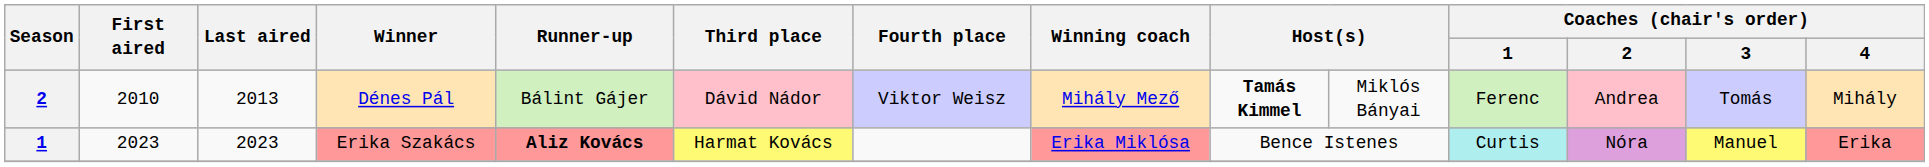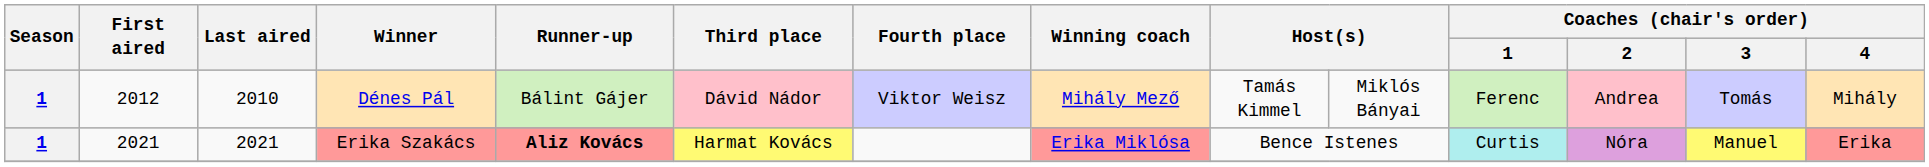(42, 99) 2 -> (42, 99) 1
(138, 99) 2010 -> (138, 99) 2012
(257, 99) 2013 -> (257, 99) 2010
(1269, 99) bold -> (1269, 99) normal
(138, 144) 2023 -> (138, 144) 2021
(257, 144) 2023 -> (257, 144) 2021
